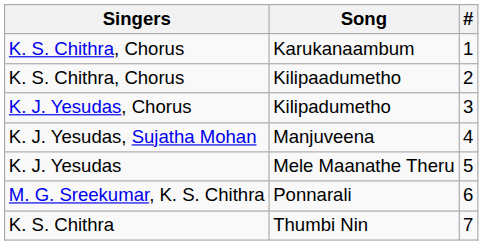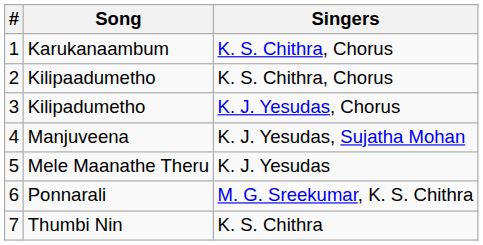columns swapped: (468, 19) <-> (137, 19)
